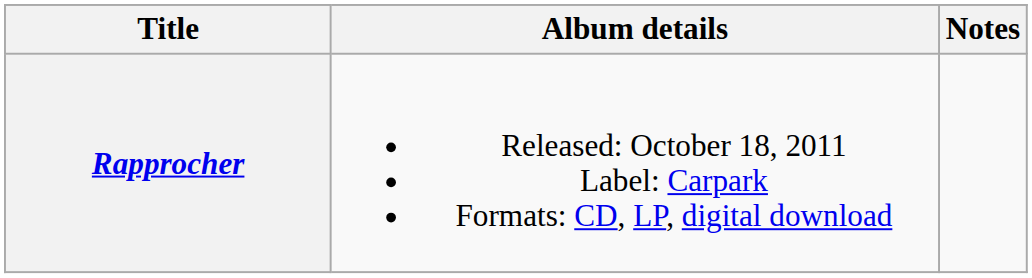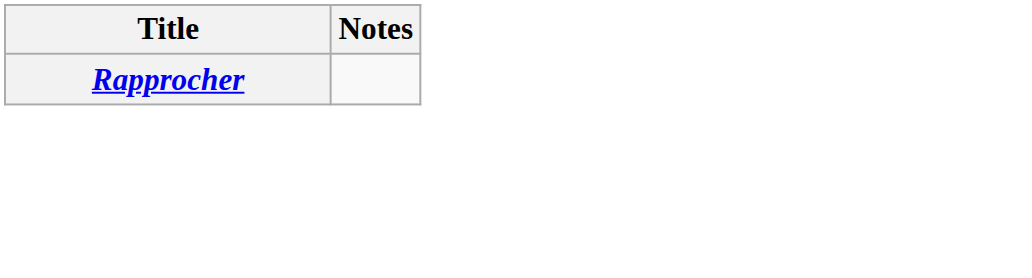- column: (635, 29)
